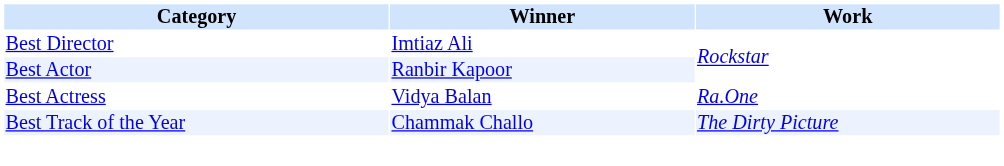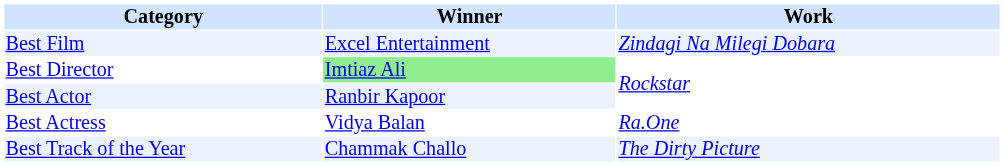+ row: (45, 43)
(432, 43) no background -> (365, 69) lightgreen background
